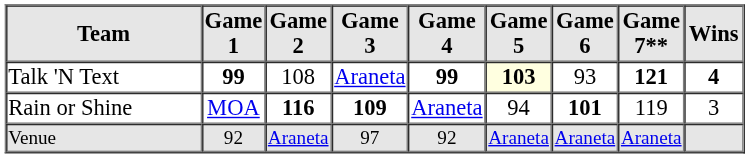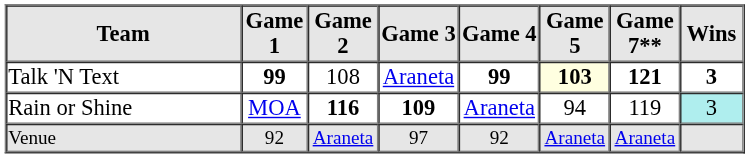- column: (585, 33)
(714, 77) 4 -> (711, 77) 3
(714, 108) no background -> (711, 108) paleturquoise background
